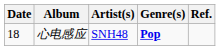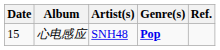(13, 34) 18 -> (13, 34) 15
